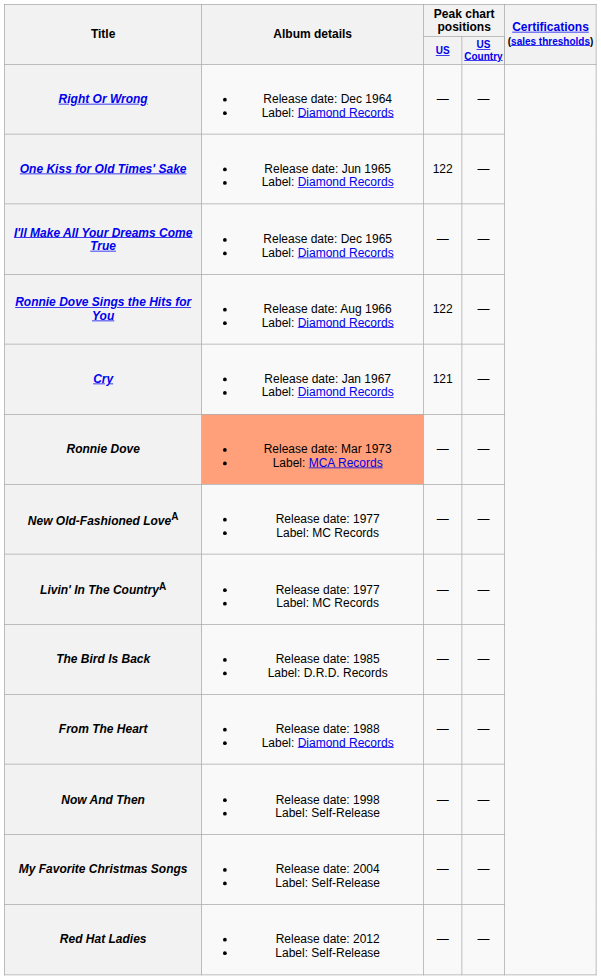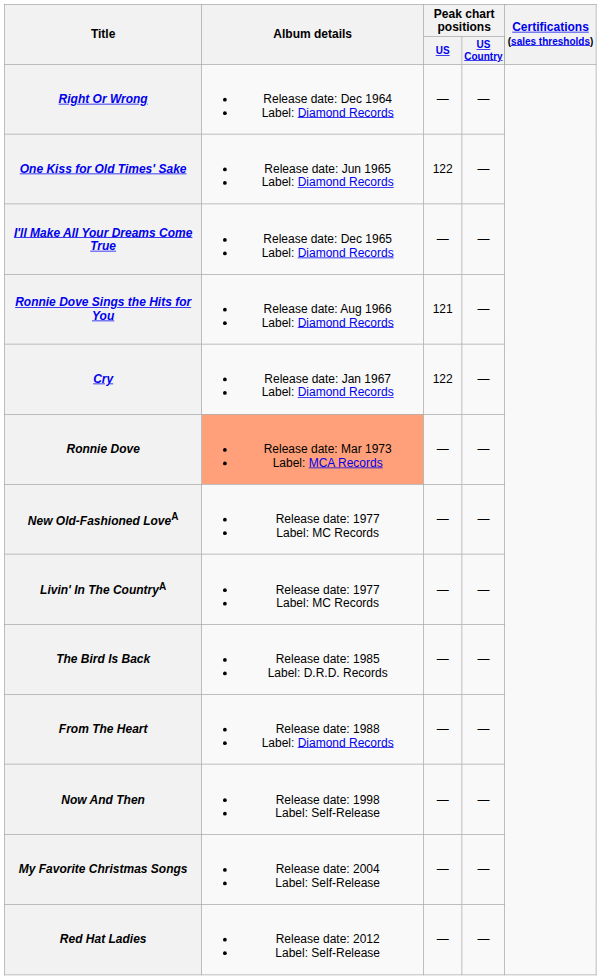(443, 309) 122 -> (443, 309) 121
(443, 379) 121 -> (443, 379) 122
